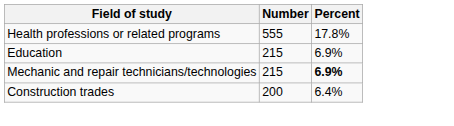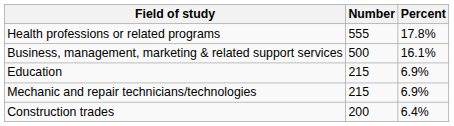+ row: (175, 53)
(328, 72) bold -> (415, 92) normal
